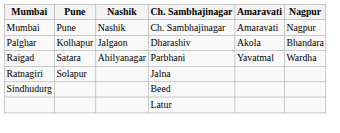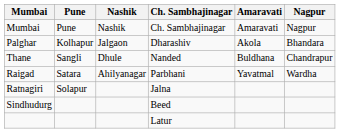+ row: (19, 58)
